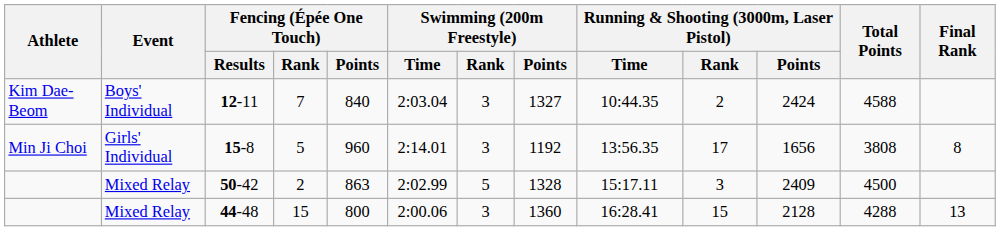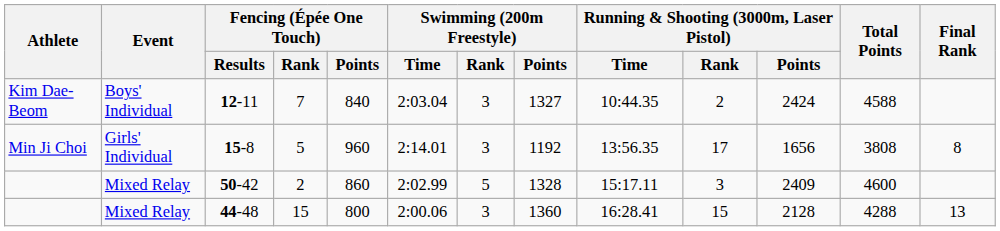(357, 184) 863 -> (357, 184) 860
(880, 184) 4500 -> (880, 184) 4600
